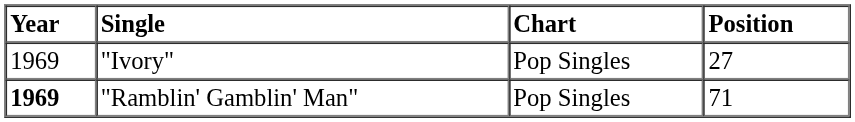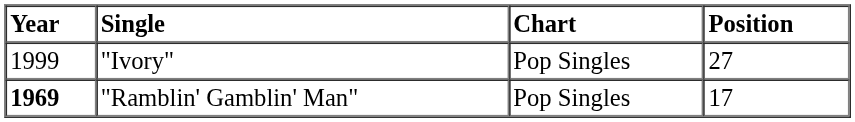(35, 60) 1969 -> (35, 60) 1999
(721, 97) 71 -> (721, 97) 17
